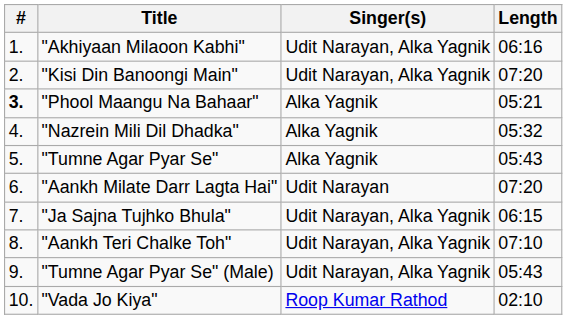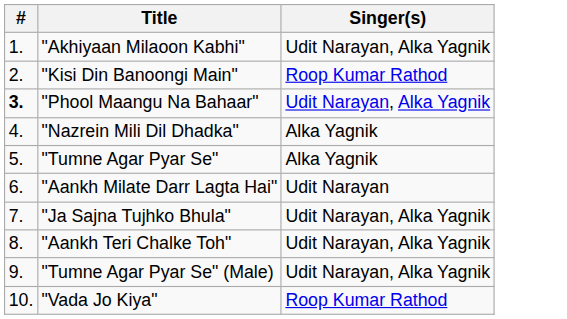- column: (528, 18)
(388, 74) Udit Narayan, Alka Yagnik -> (366, 74) Roop Kumar Rathod
(331, 103) Alka Yagnik -> (388, 103) Udit Narayan, Alka Yagnik
